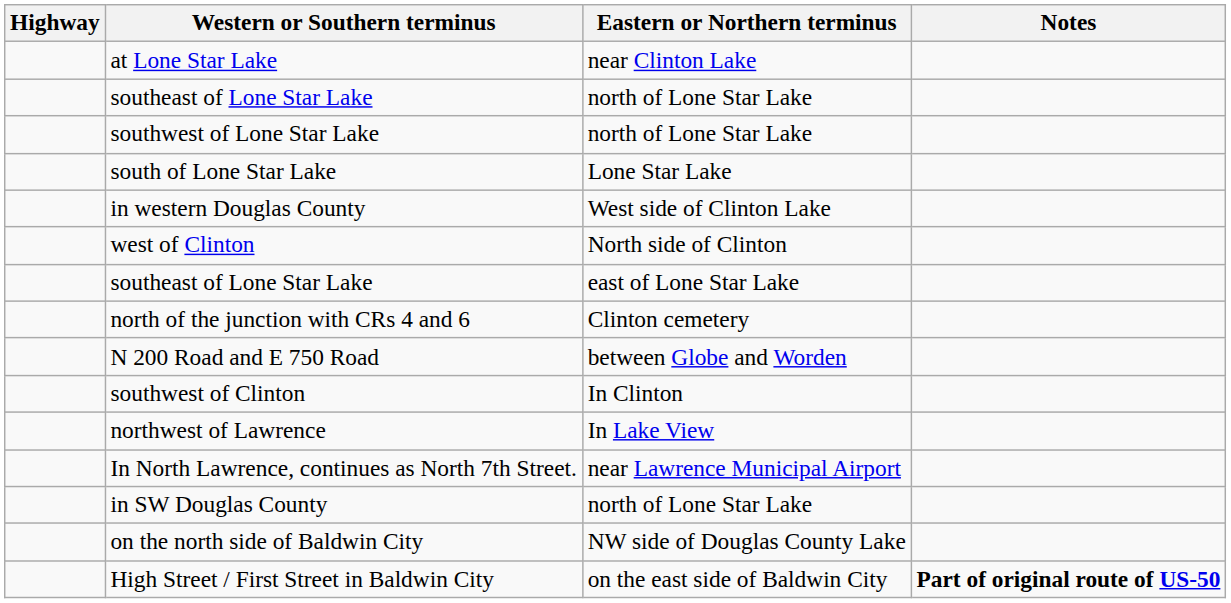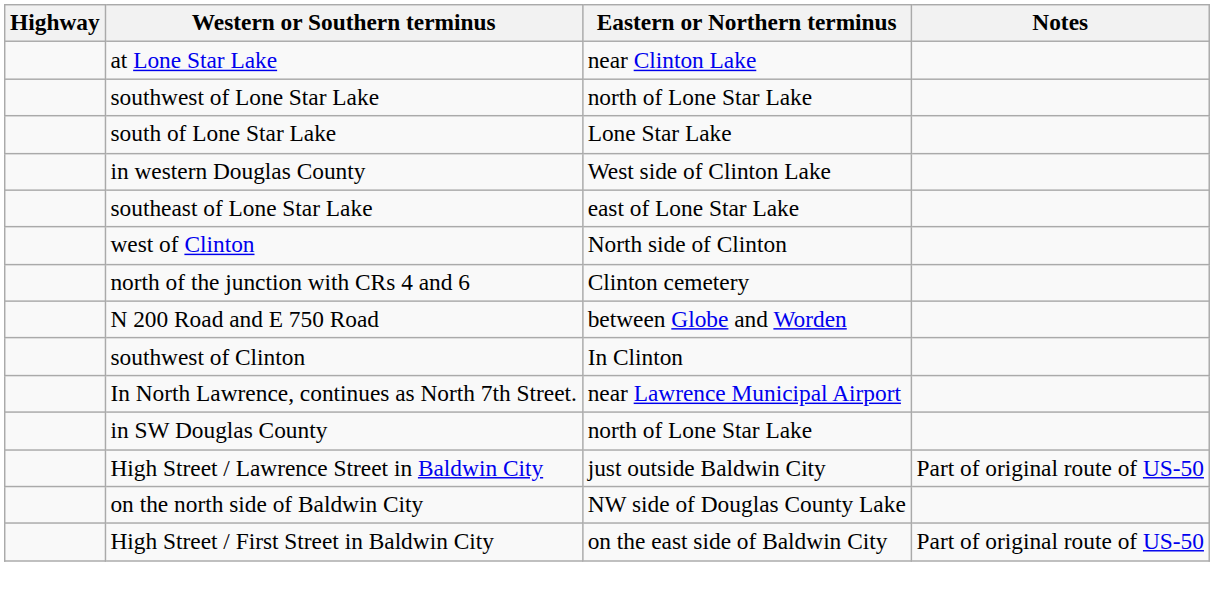- row: (241, 97)
rows swapped: (241, 282) <-> (182, 245)
- row: (218, 430)
+ row: (327, 467)
(1068, 578) bold -> (1060, 541) normal
